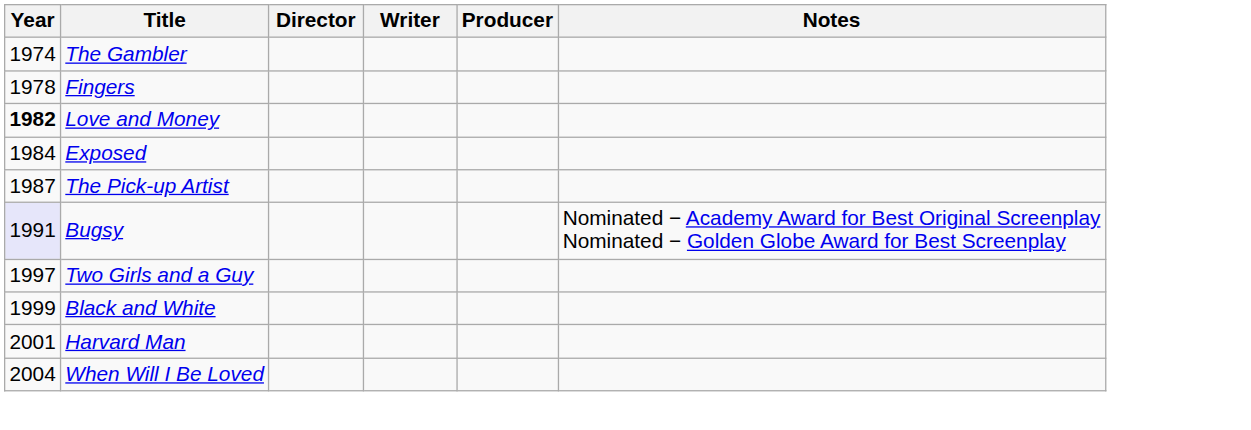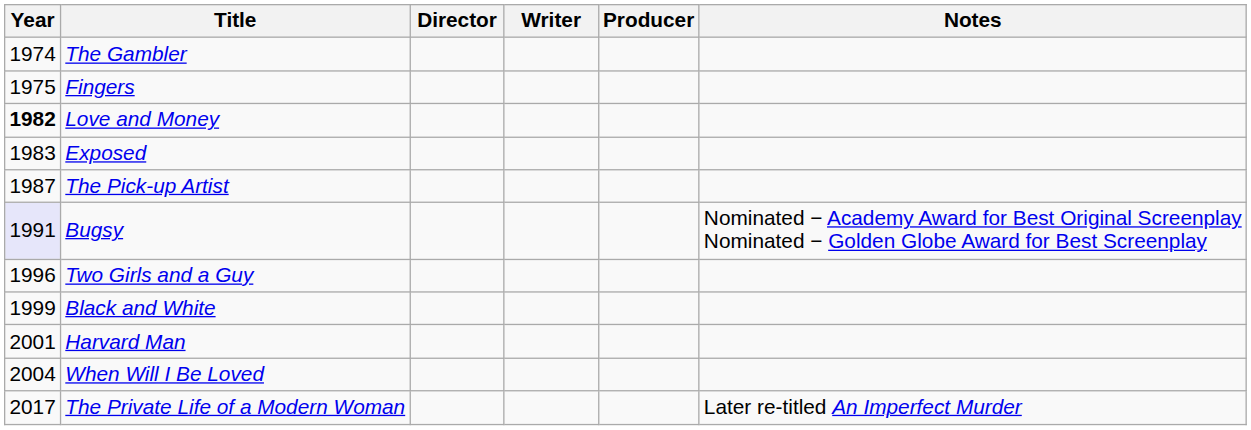(33, 86) 1978 -> (33, 86) 1975
(33, 152) 1984 -> (33, 152) 1983
(33, 275) 1997 -> (33, 275) 1996
+ row: (235, 407)
